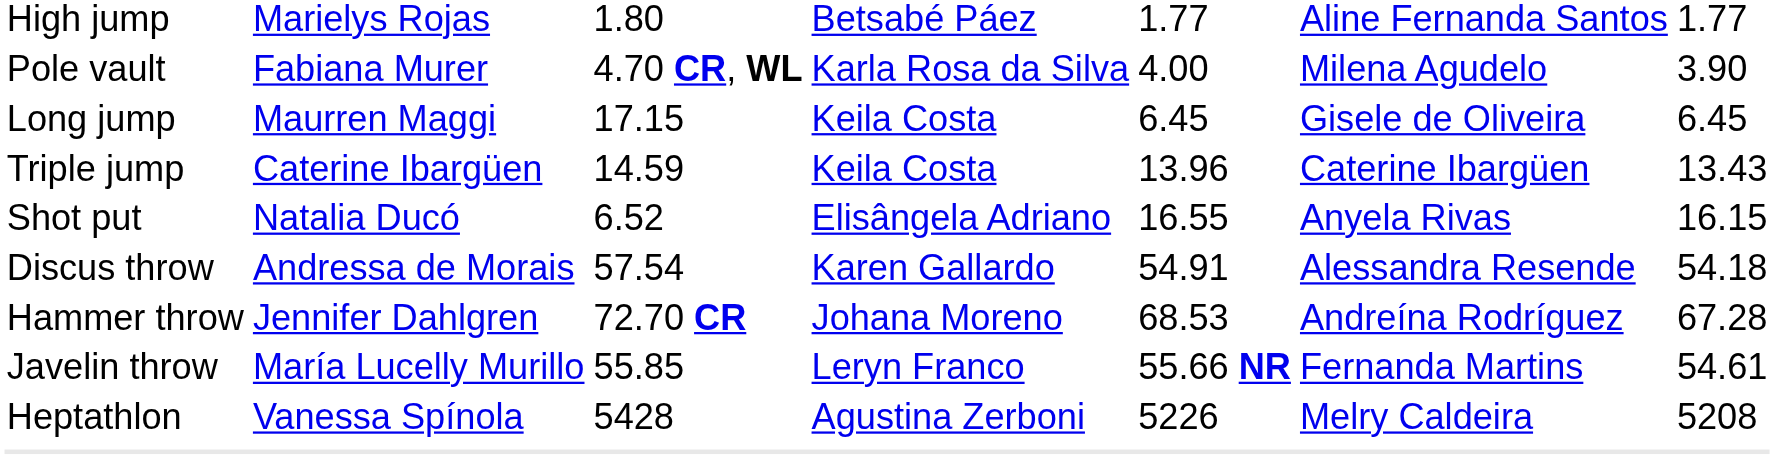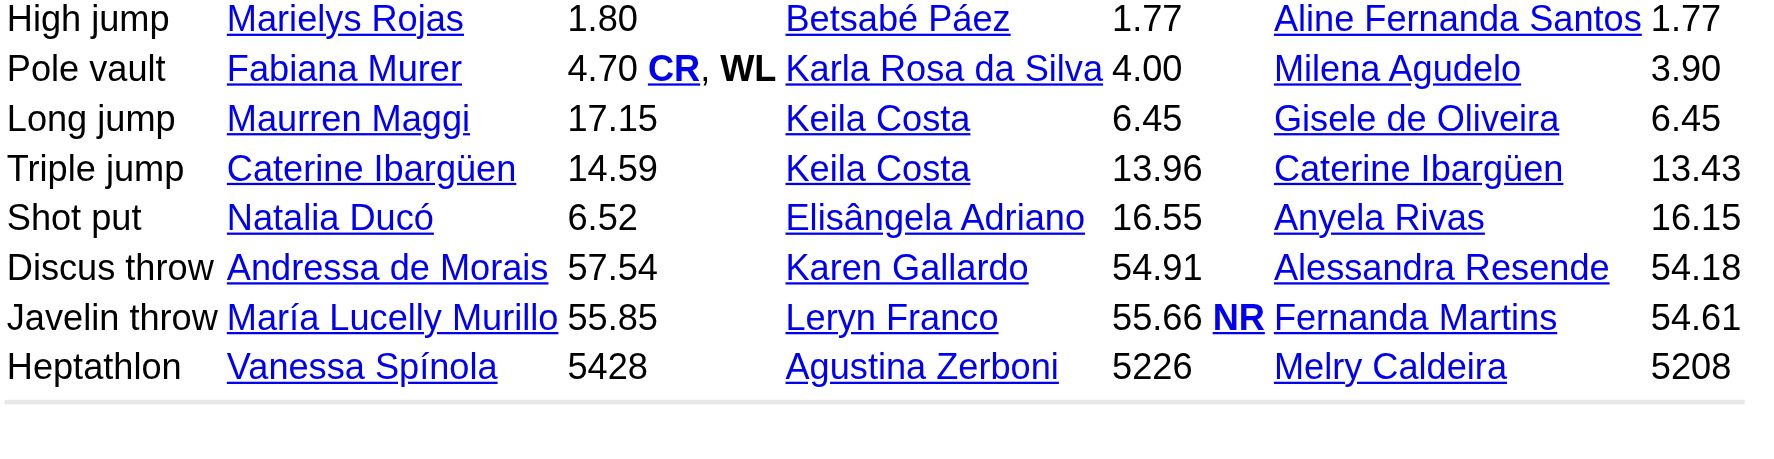- row: (125, 317)
